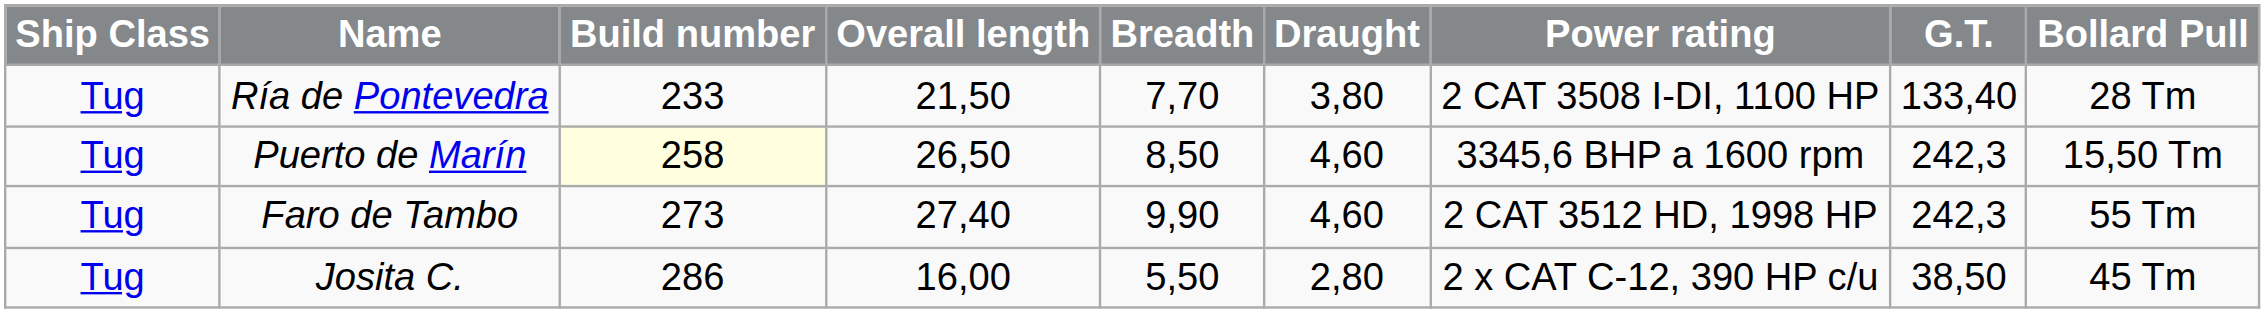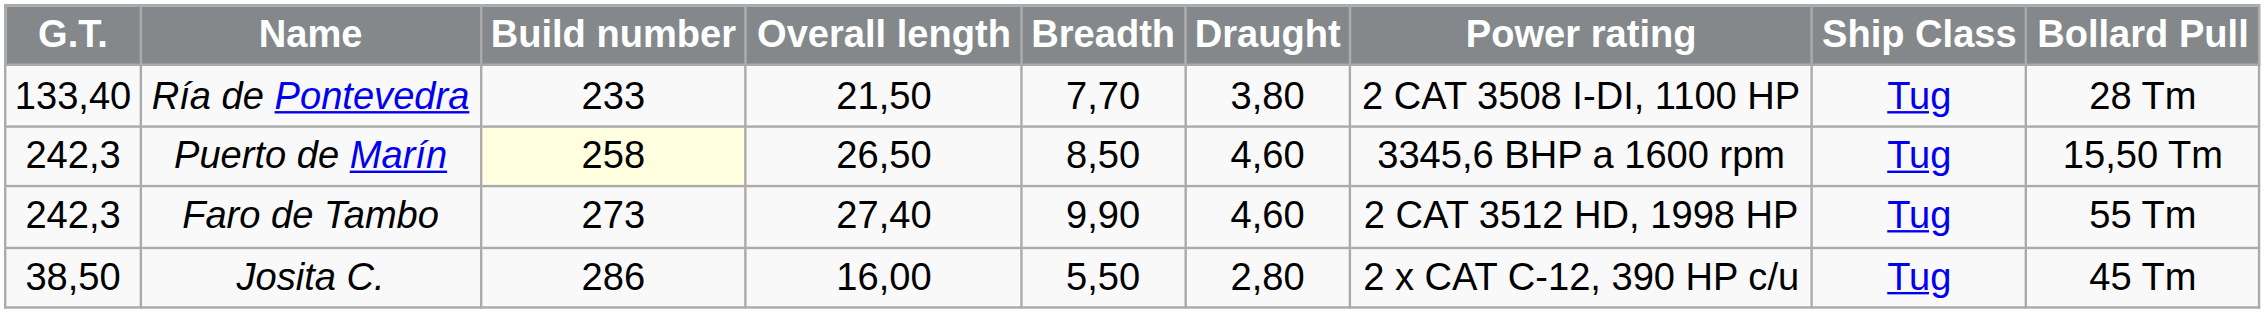columns swapped: (113, 34) <-> (1959, 34)
